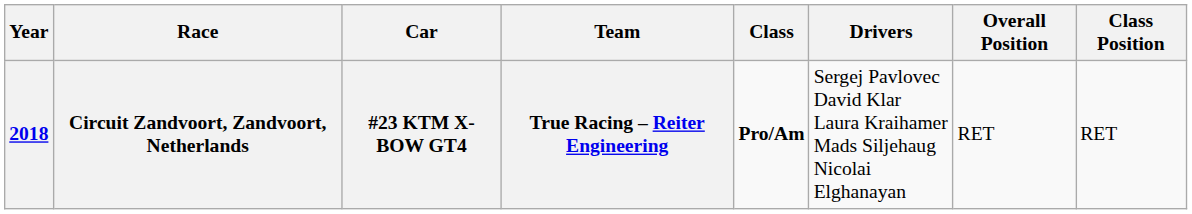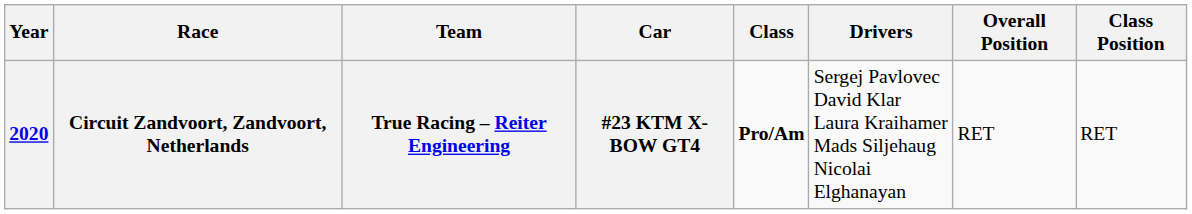columns swapped: (617, 32) <-> (421, 32)
(29, 134) 2018 -> (29, 134) 2020
